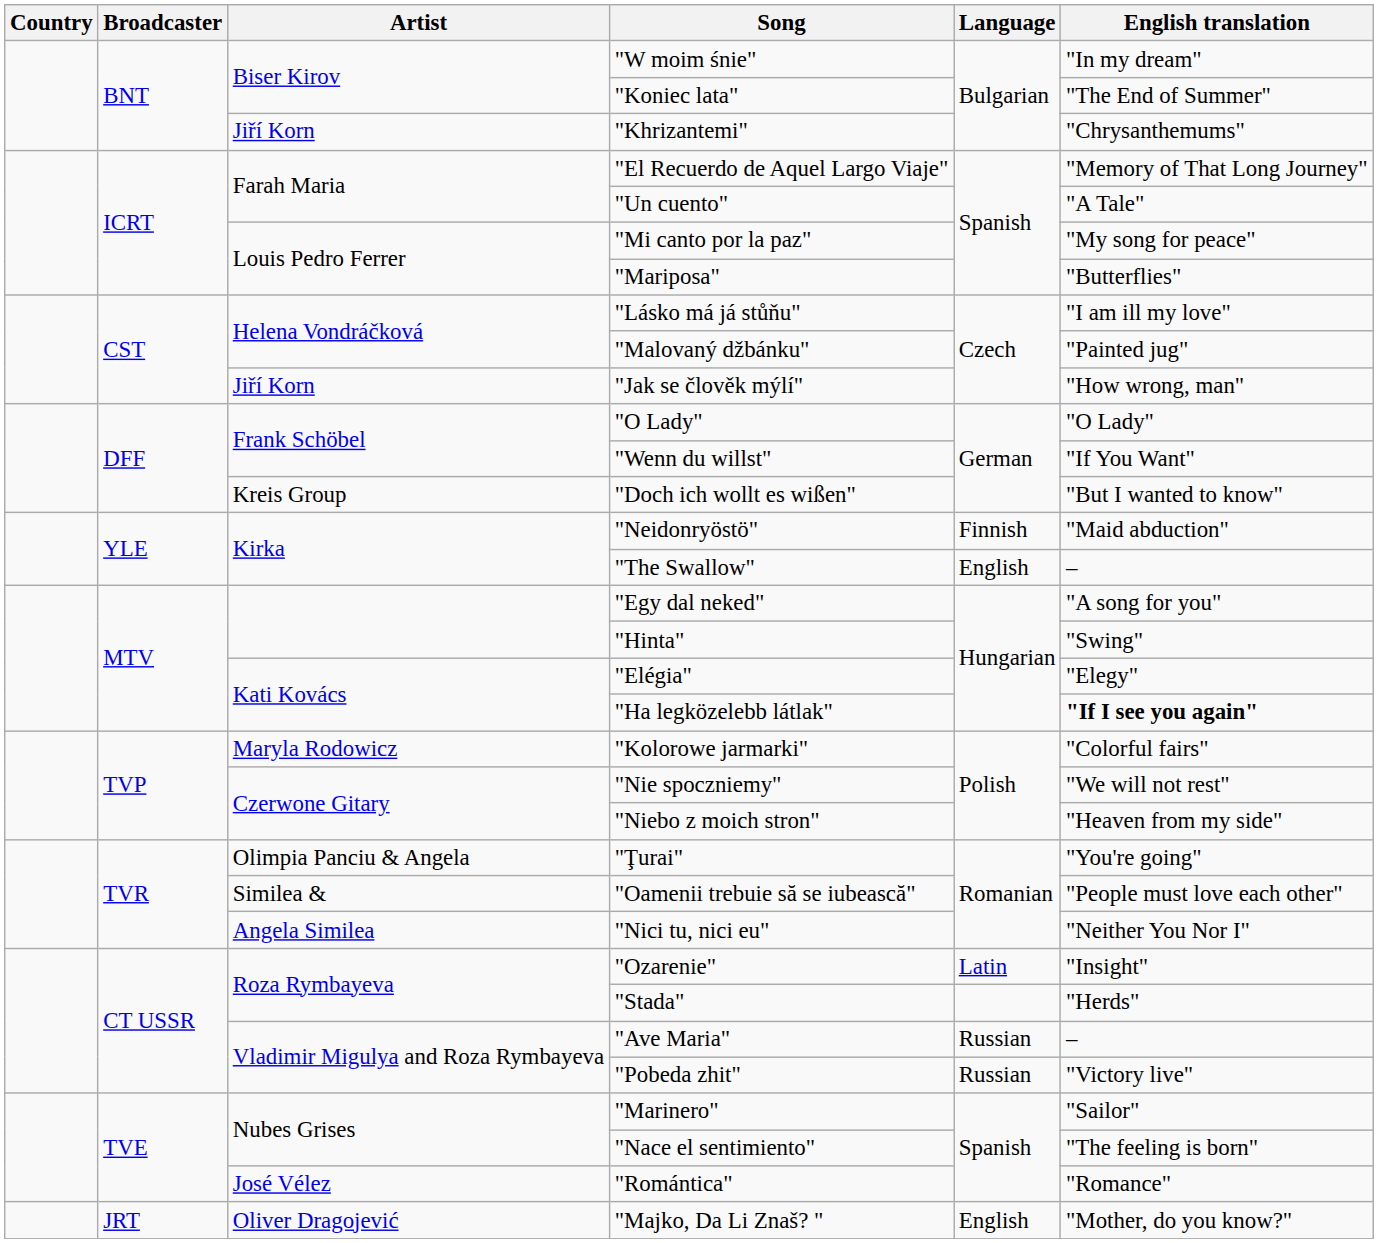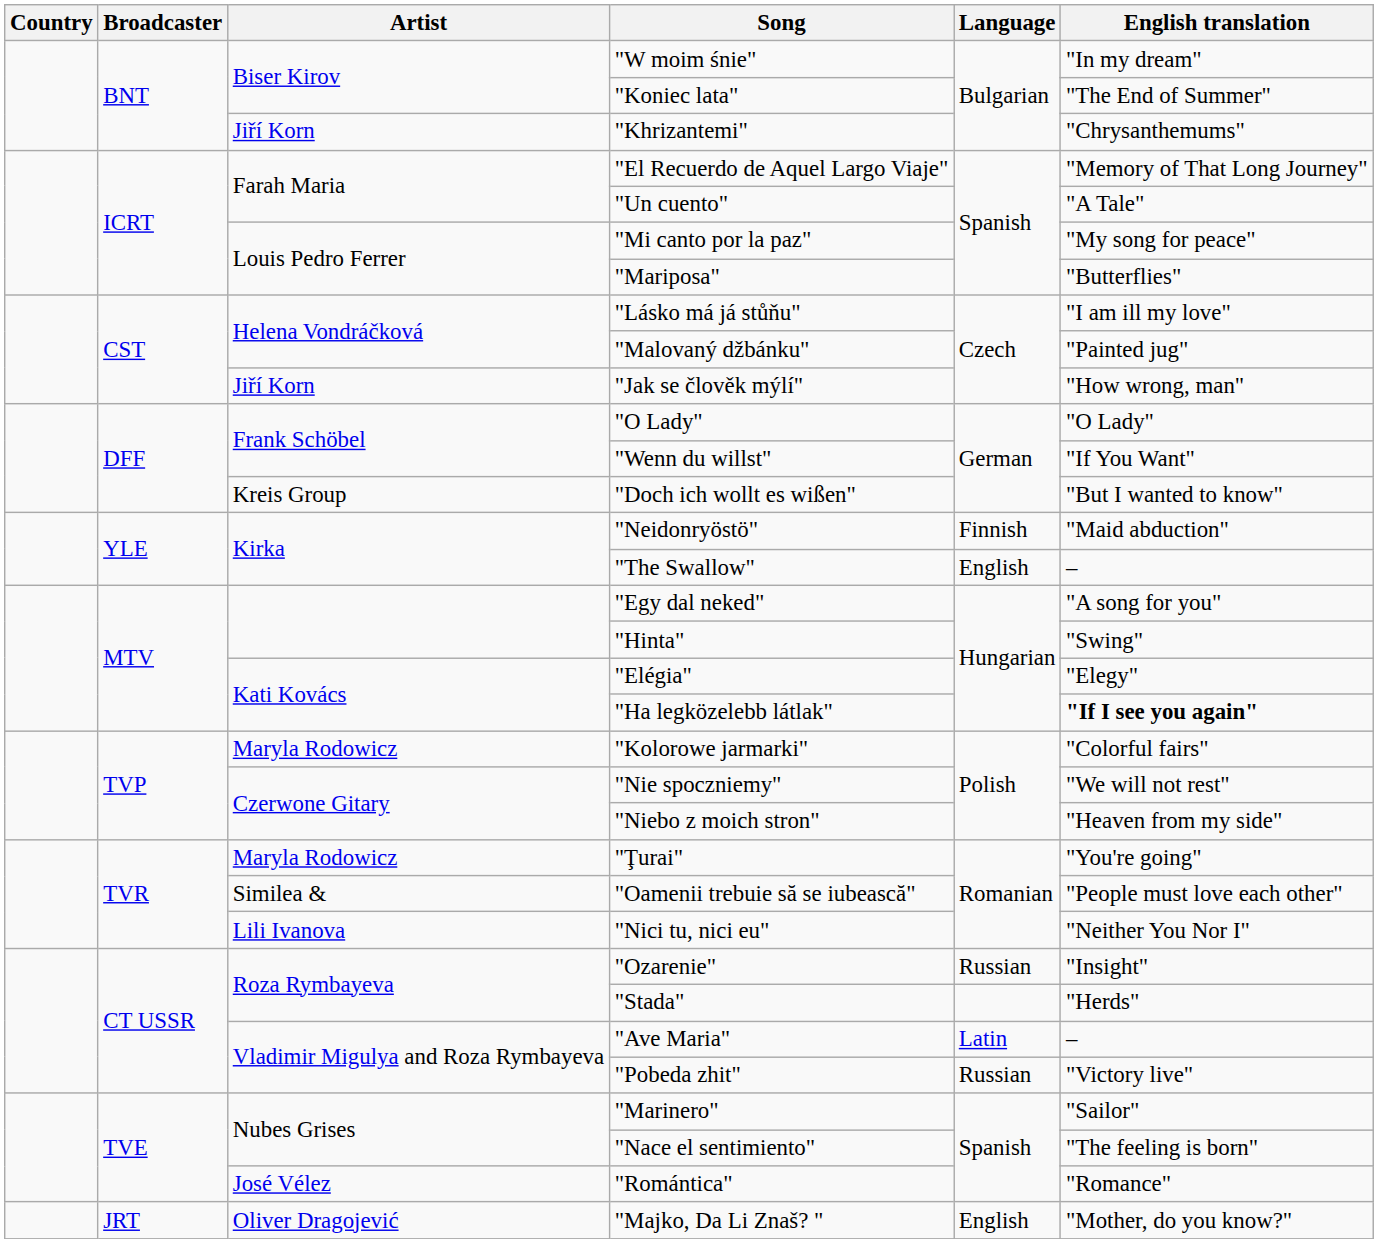(351, 857) Olimpia Panciu & Angela -> (315, 857) Maryla Rodowicz
(304, 929) Angela Similea -> (289, 929) Lili Ivanova
(983, 966) Latin -> (995, 966) Russian
(995, 1038) Russian -> (983, 1038) Latin
